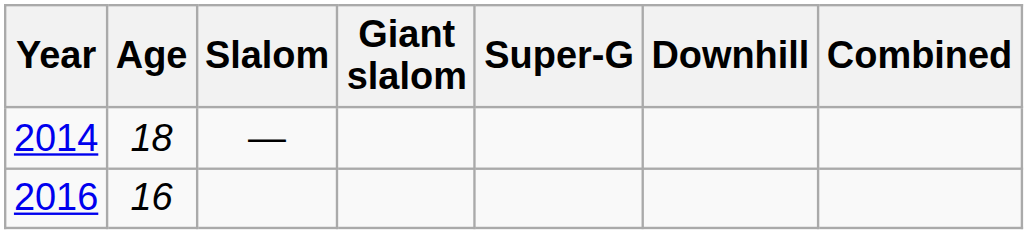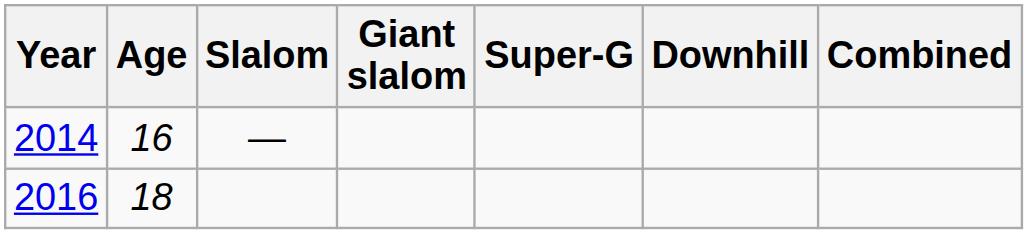(152, 137) 18 -> (152, 137) 16
(152, 197) 16 -> (152, 197) 18
